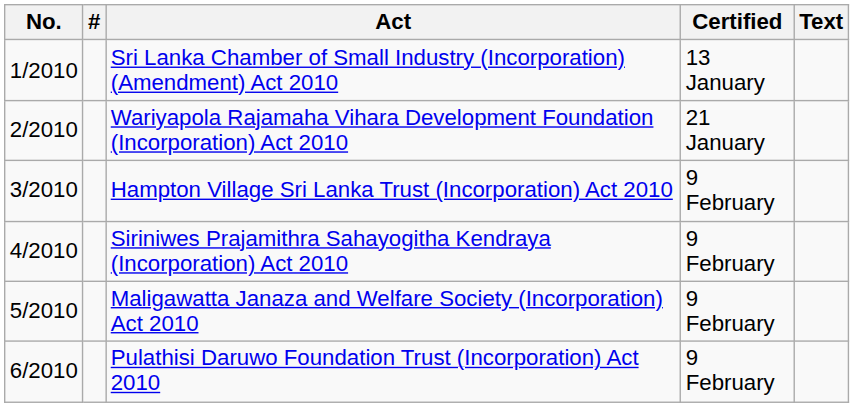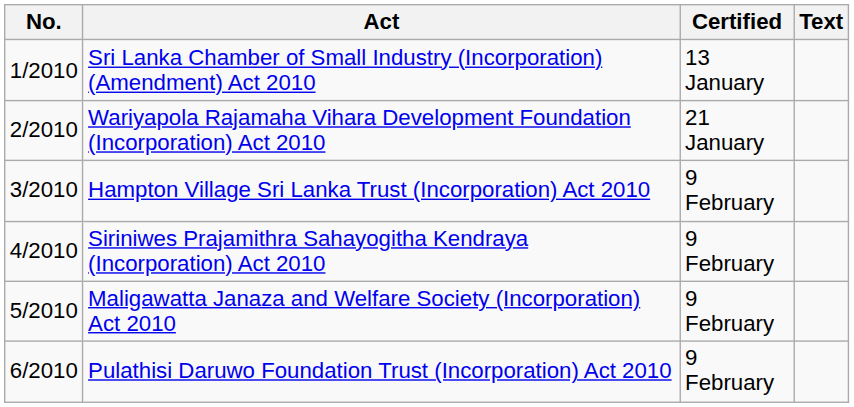- column: (94, 22)
